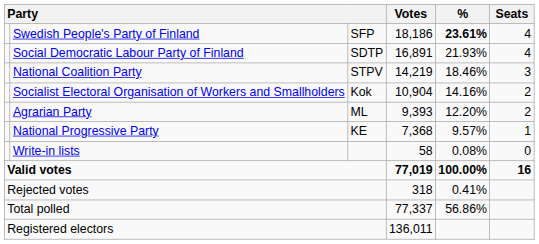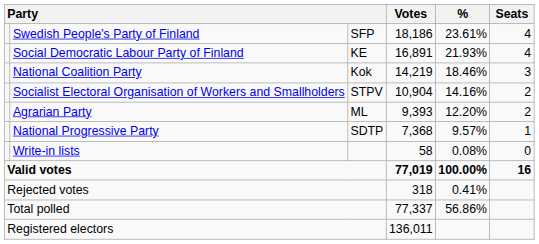(466, 33) bold -> (466, 33) normal
(367, 53) SDTP -> (359, 53) KE
(367, 72) STPV -> (361, 72) Kok
(361, 92) Kok -> (367, 92) STPV
(359, 131) KE -> (367, 131) SDTP
